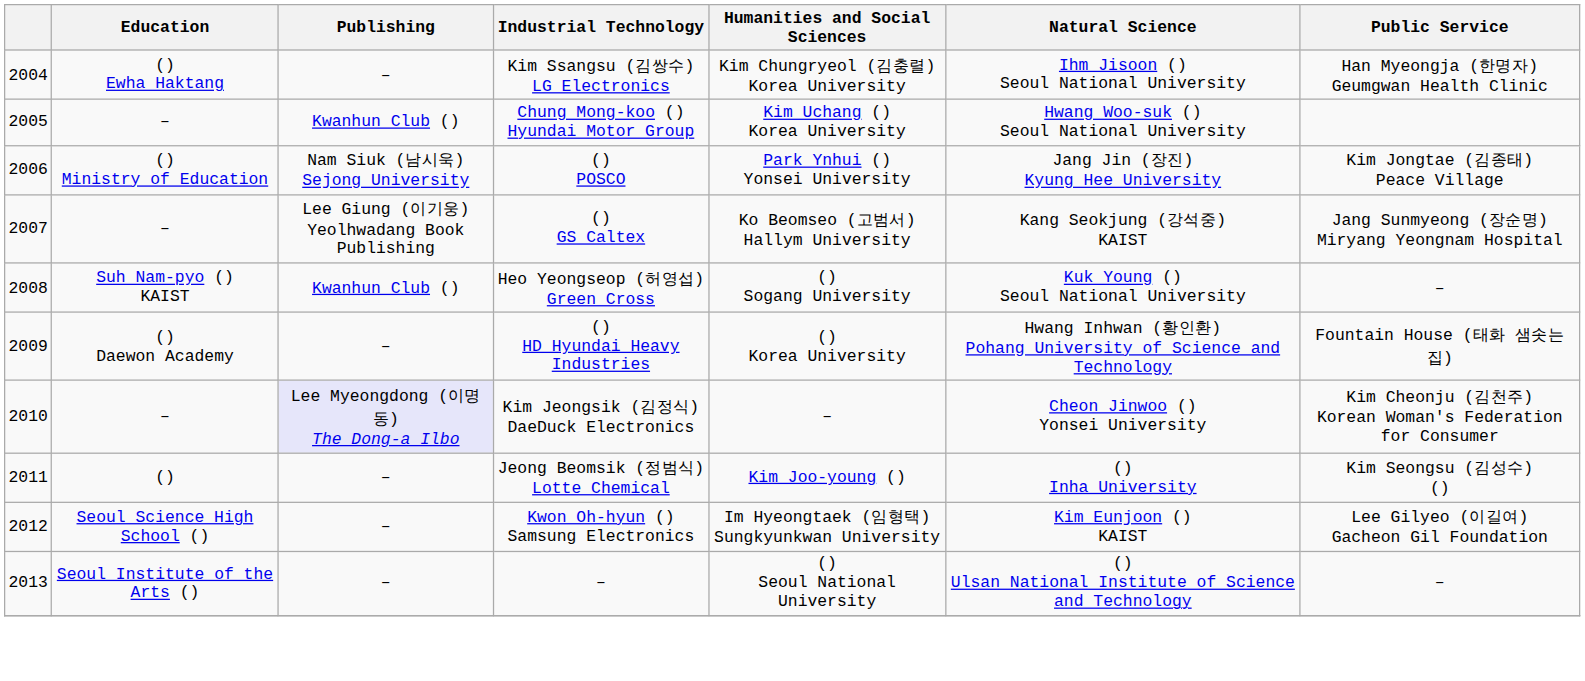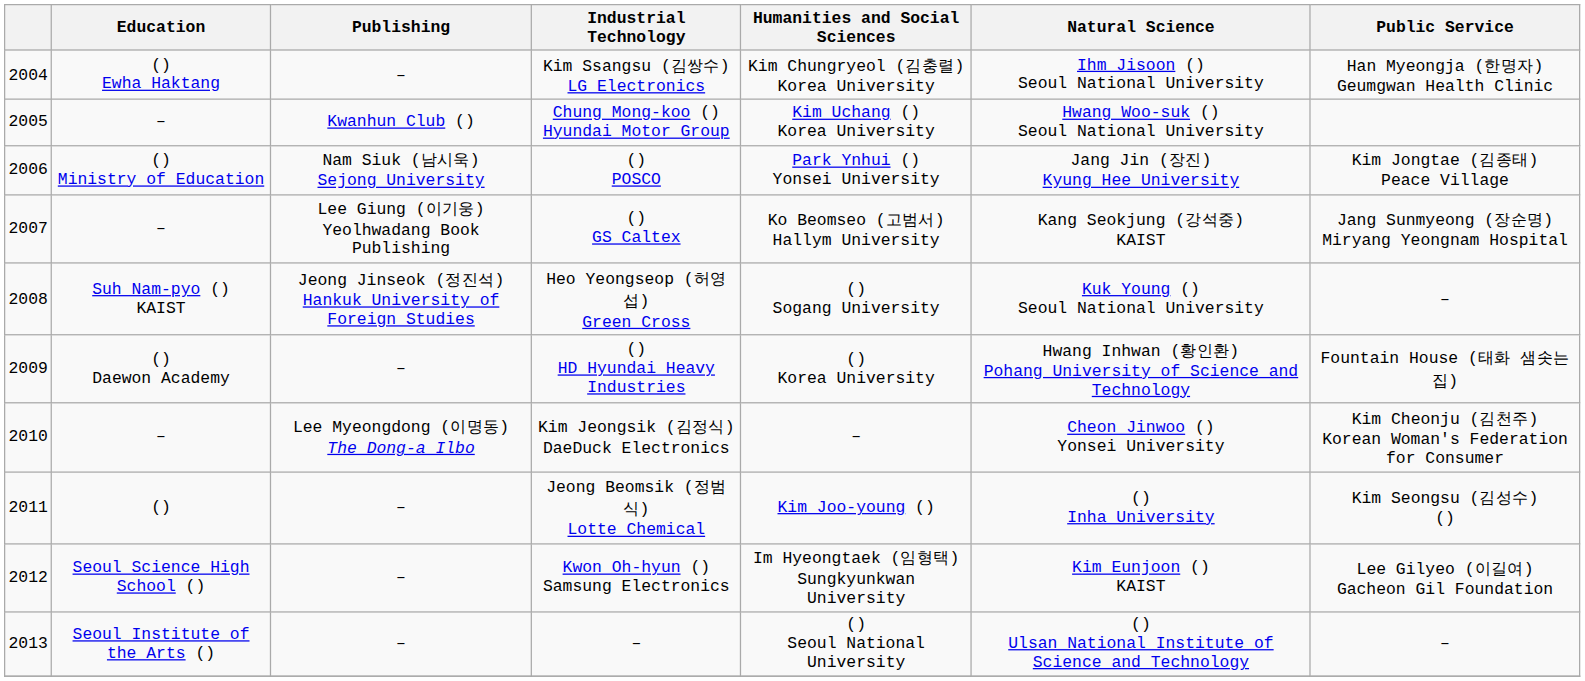(386, 288) Kwanhun Club () -> (401, 300) Jeong Jinseok (정진석) Hankuk University of Foreign Studies
(386, 418) lavender background -> (401, 439) no background
